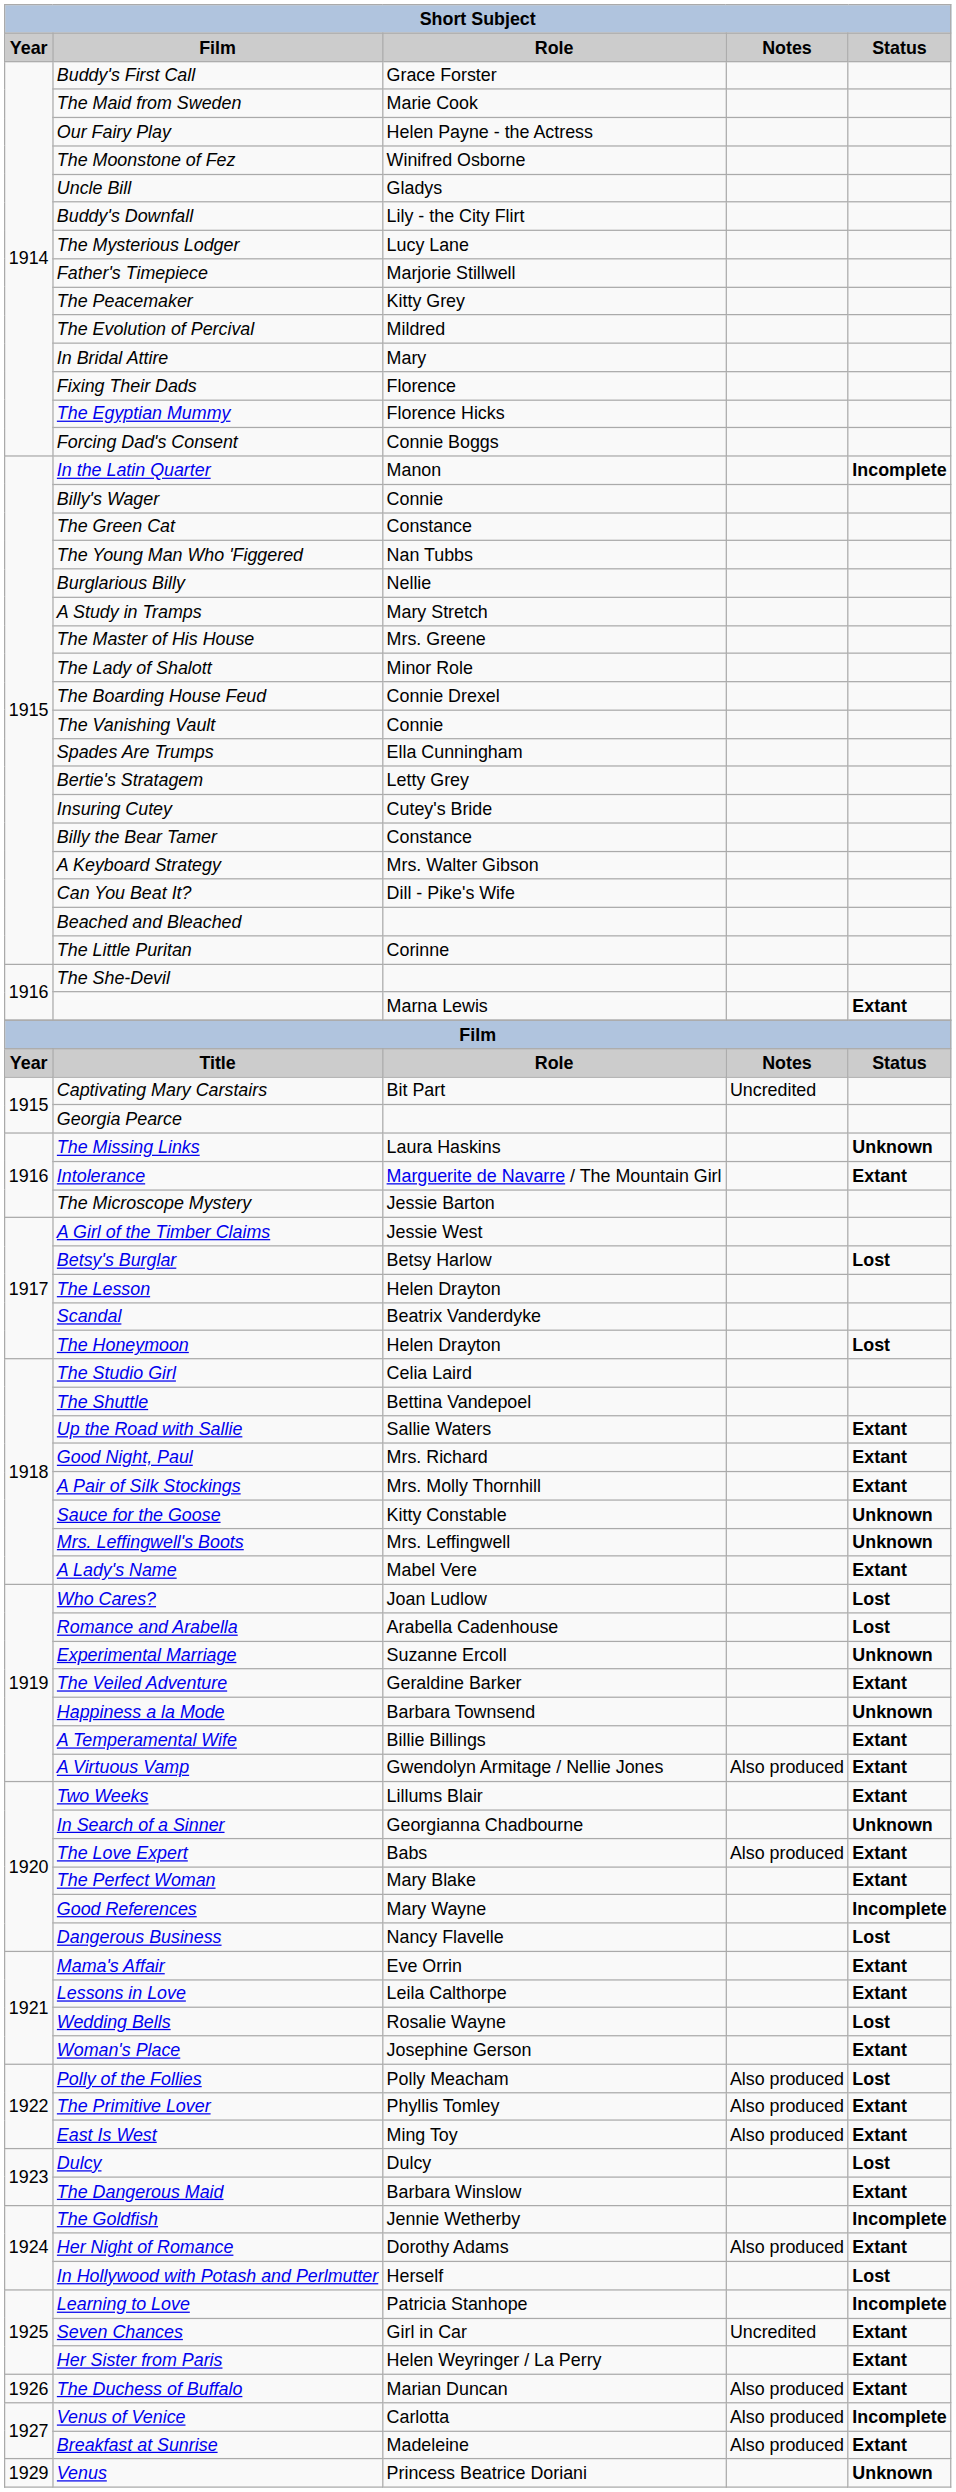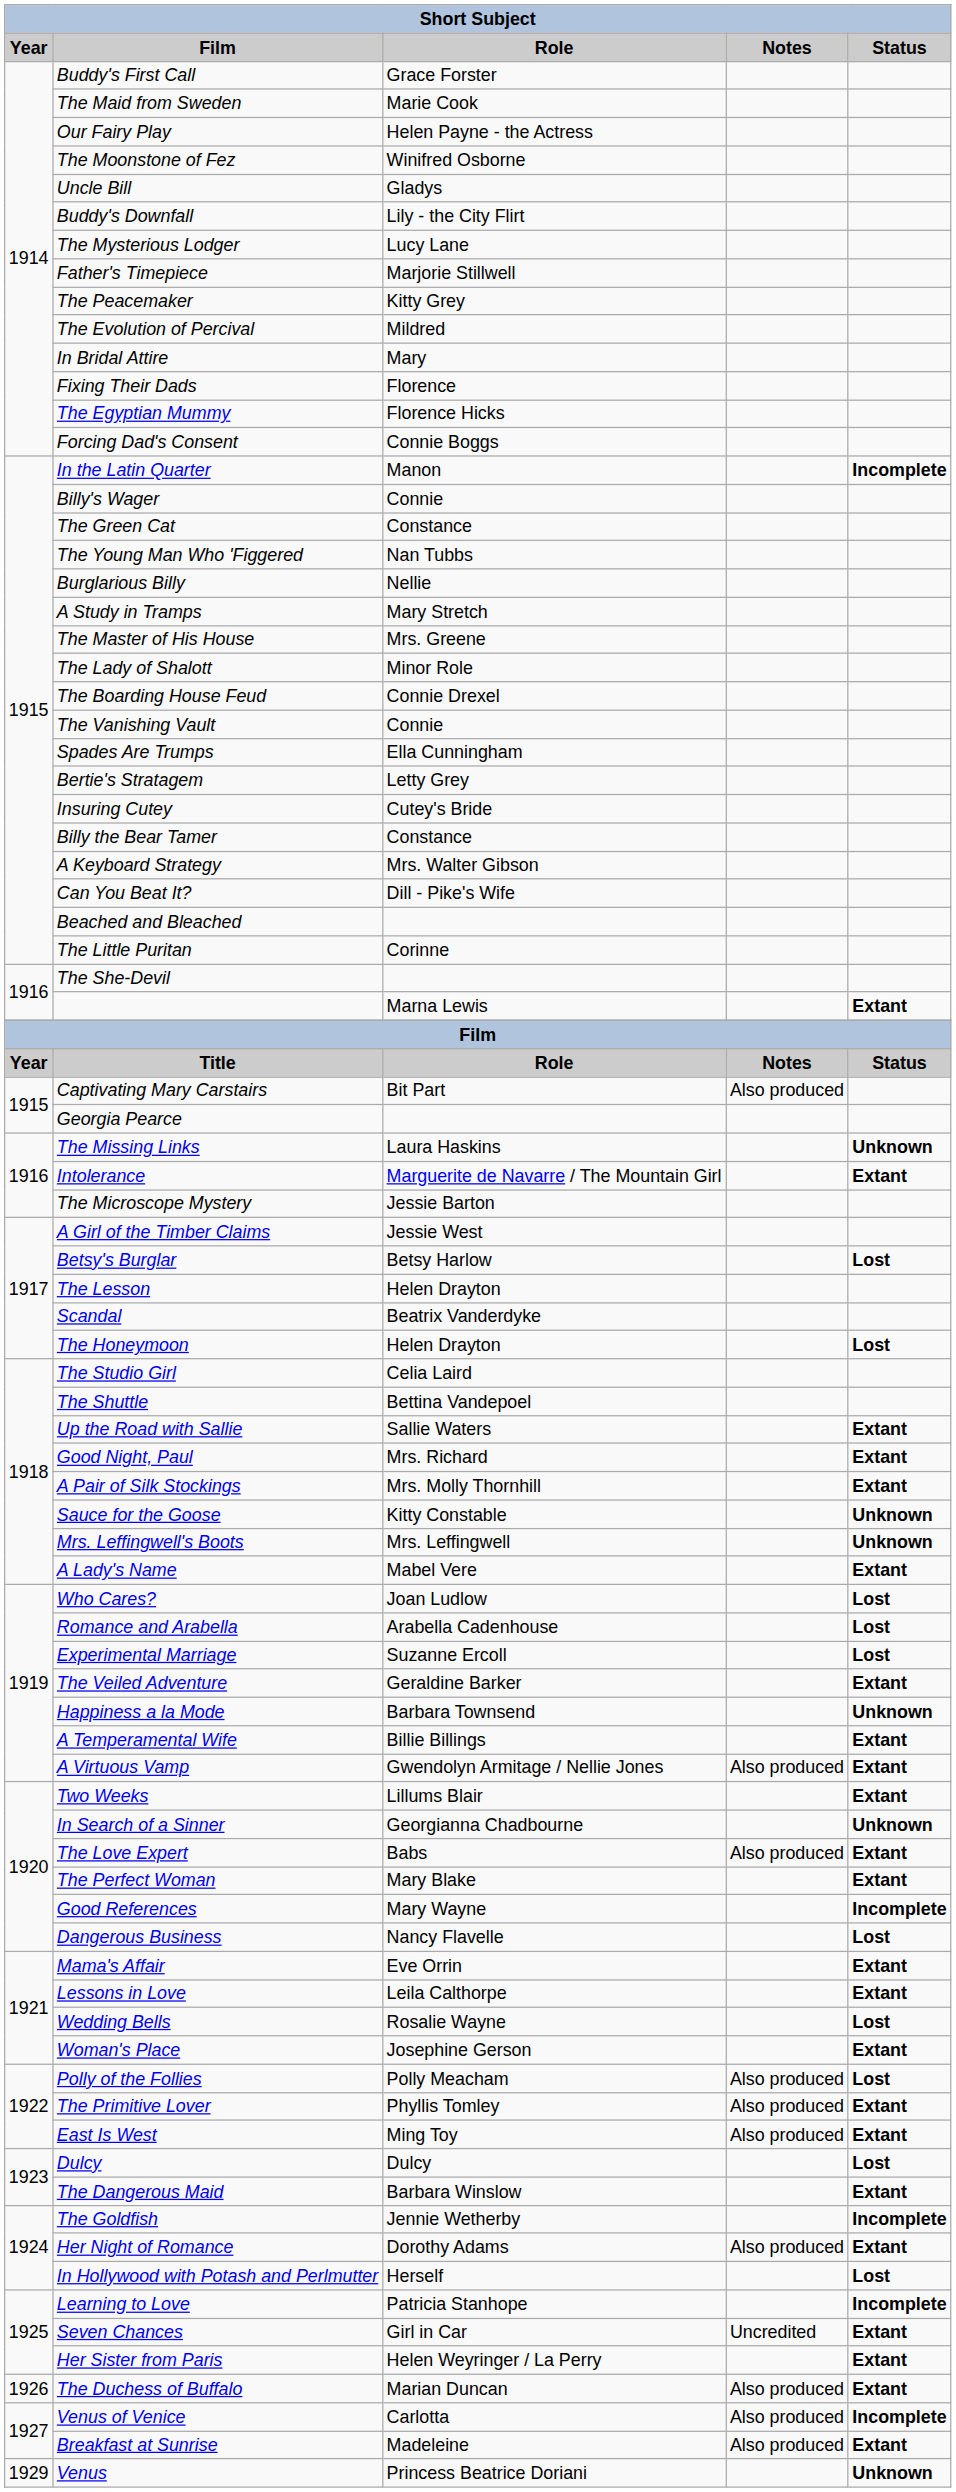(773, 1091) Uncredited -> (787, 1091) Also produced
(893, 1655) Unknown -> (871, 1655) Lost
